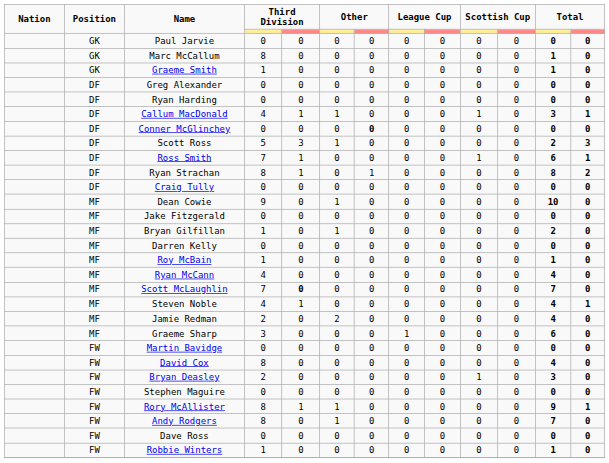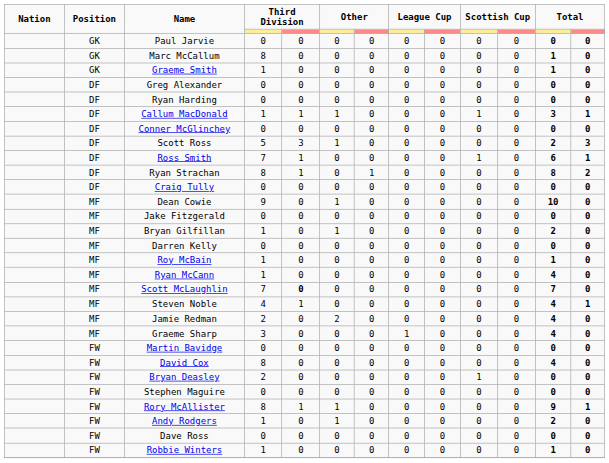(263, 114) 4 -> (263, 114) 1
(372, 129) bold -> (372, 129) normal
(263, 275) 4 -> (263, 275) 1
(553, 333) 6 -> (553, 333) 4
(553, 377) 3 -> (553, 377) 0
(263, 421) 8 -> (263, 421) 1
(553, 421) 7 -> (553, 421) 2
